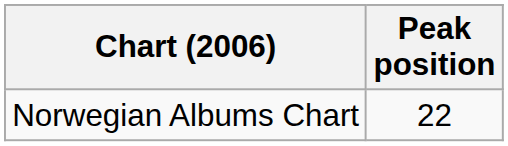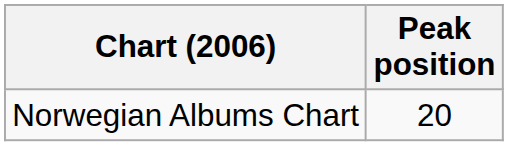(434, 114) 22 -> (434, 114) 20
